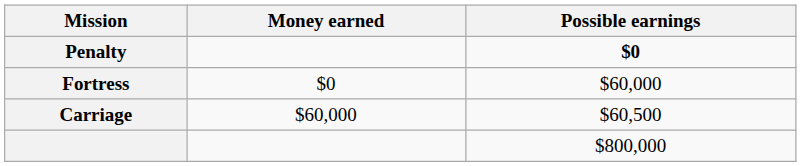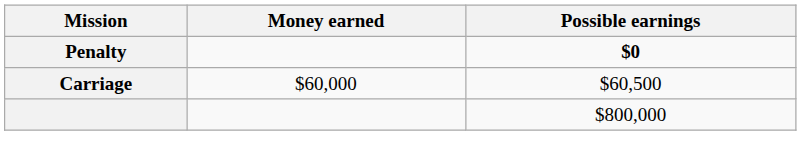- row: (96, 83)
